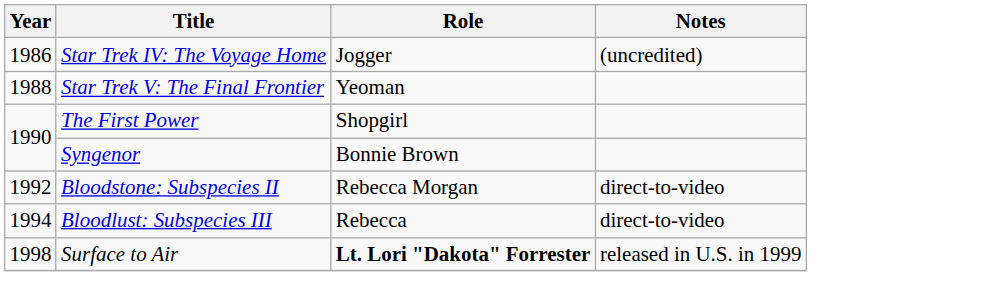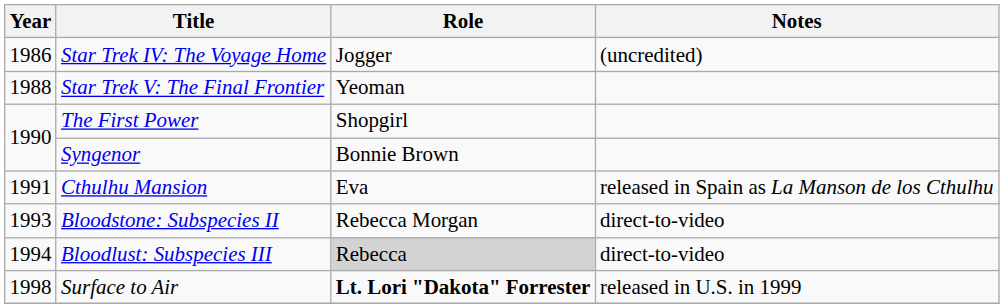+ row: (134, 187)
(30, 187) 1992 -> (30, 220) 1993
(371, 220) no background -> (371, 253) lightgrey background
